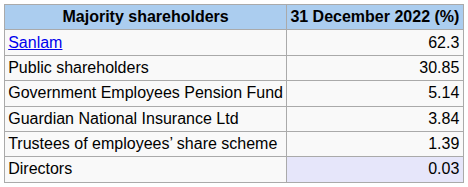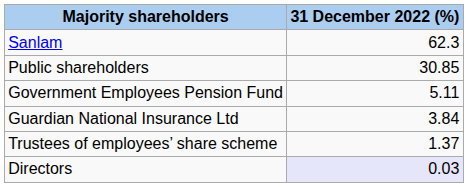(444, 93) 5.14 -> (444, 93) 5.11
(444, 144) 1.39 -> (444, 144) 1.37
